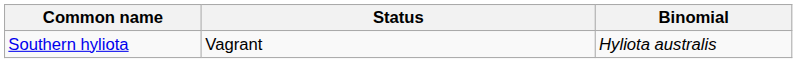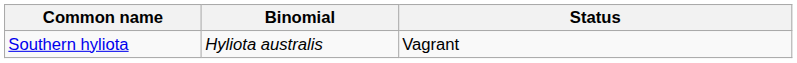columns swapped: (694, 17) <-> (398, 17)
